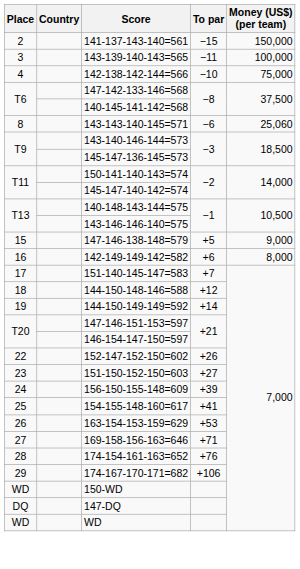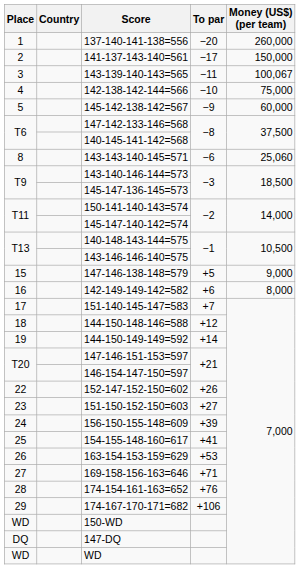+ row: (136, 41)
(209, 41) −15 -> (209, 58) −17
(274, 58) 100,000 -> (274, 74) 100,067
+ row: (136, 108)
